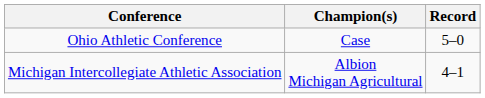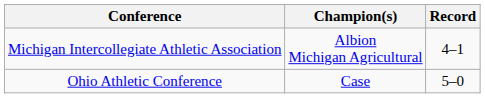rows swapped: (145, 72) <-> (145, 40)
